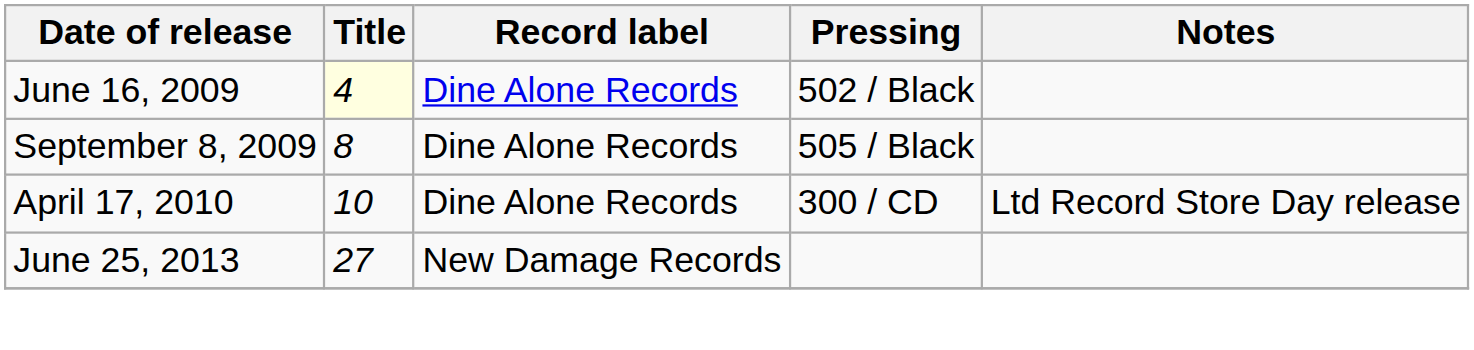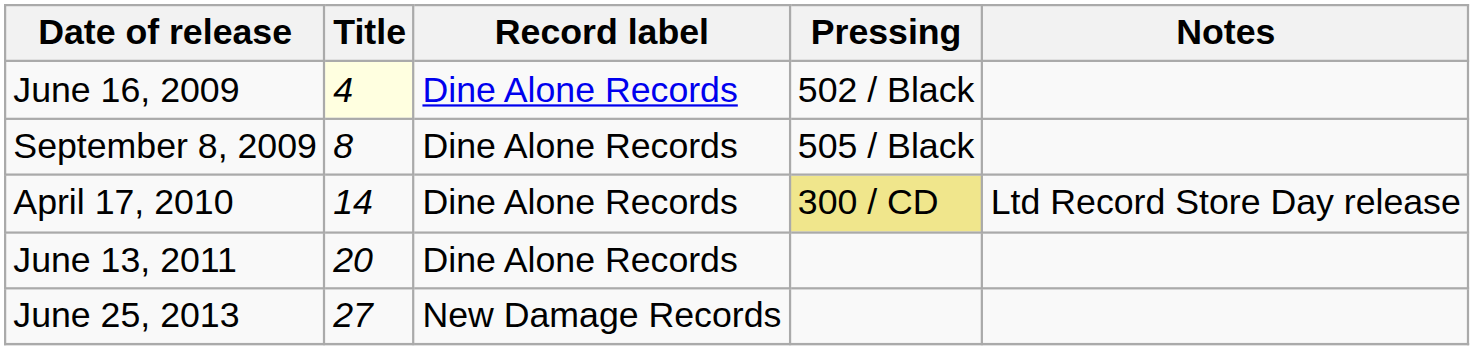(353, 202) 10 -> (353, 202) 14
(868, 202) no background -> (868, 202) khaki background
+ row: (125, 259)
